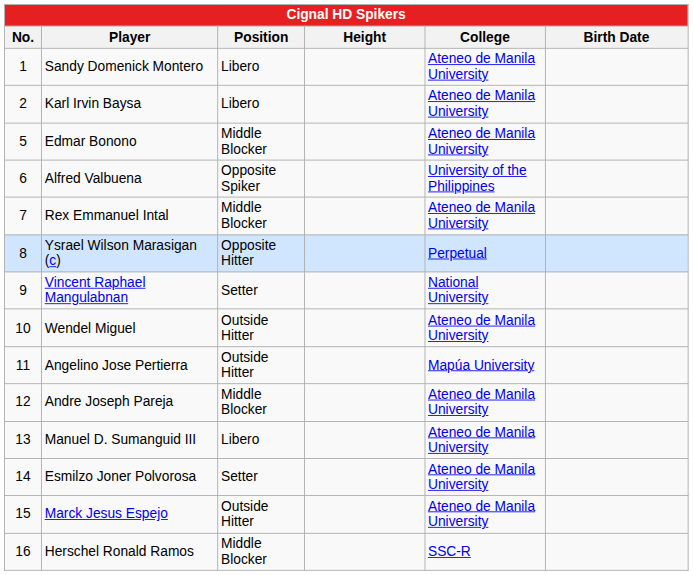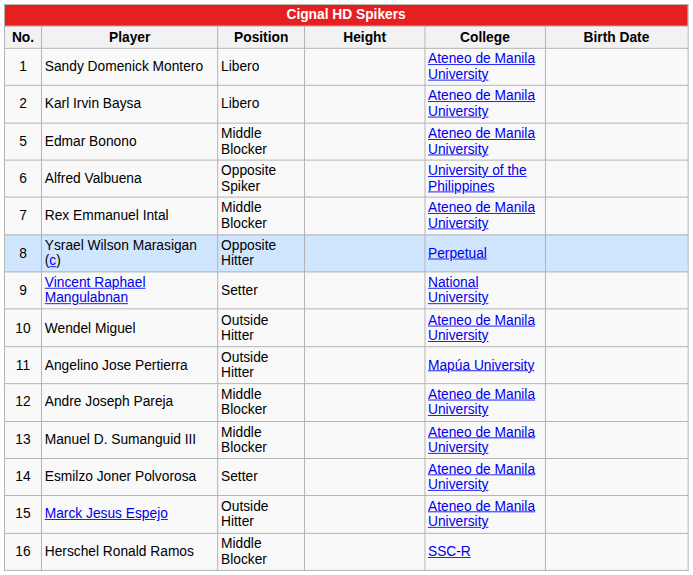(240, 439) Libero -> (244, 439) Middle Blocker
